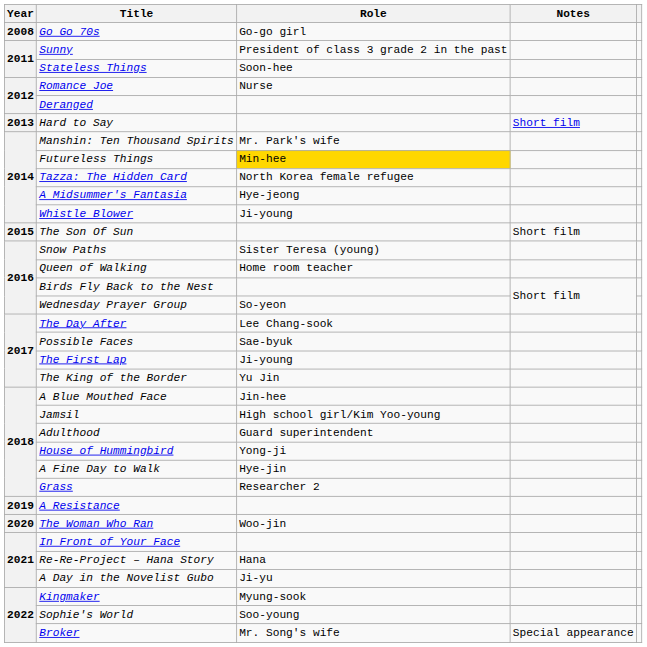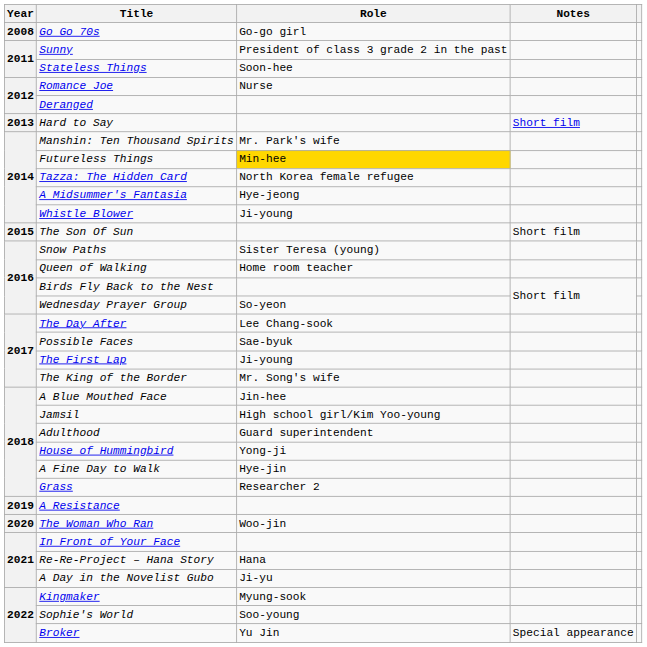(259, 378) Yu Jin -> (289, 378) Mr. Song's wife
(289, 633) Mr. Song's wife -> (259, 633) Yu Jin
